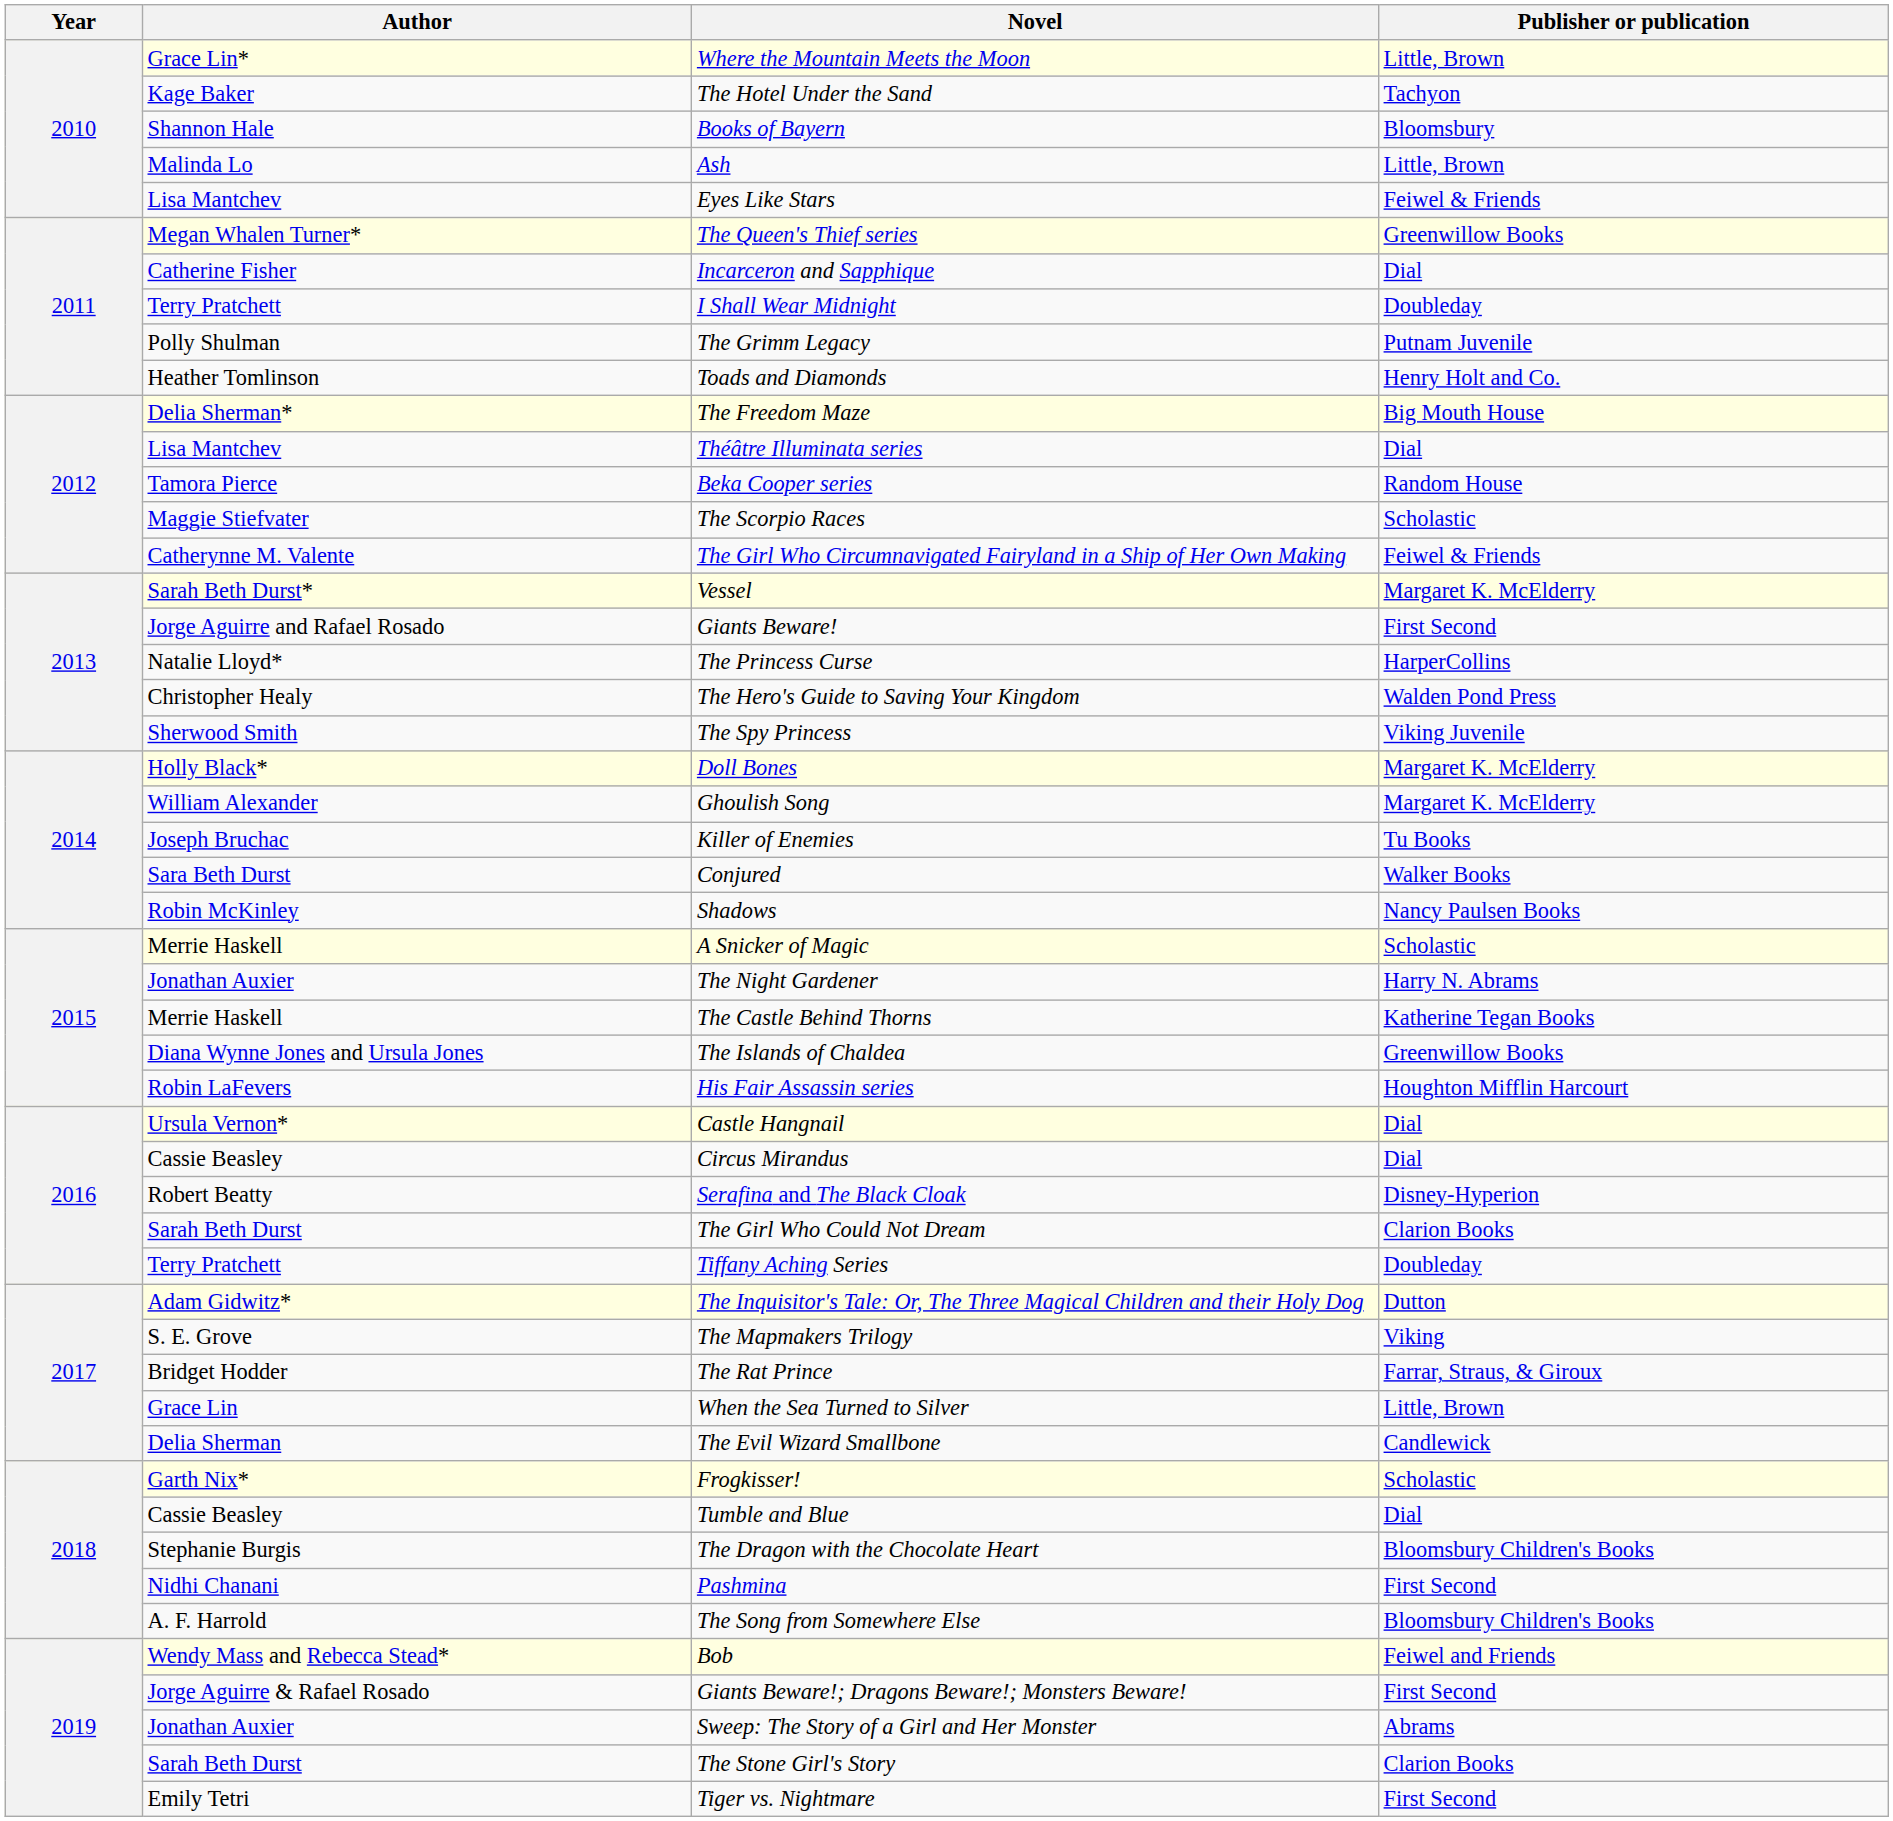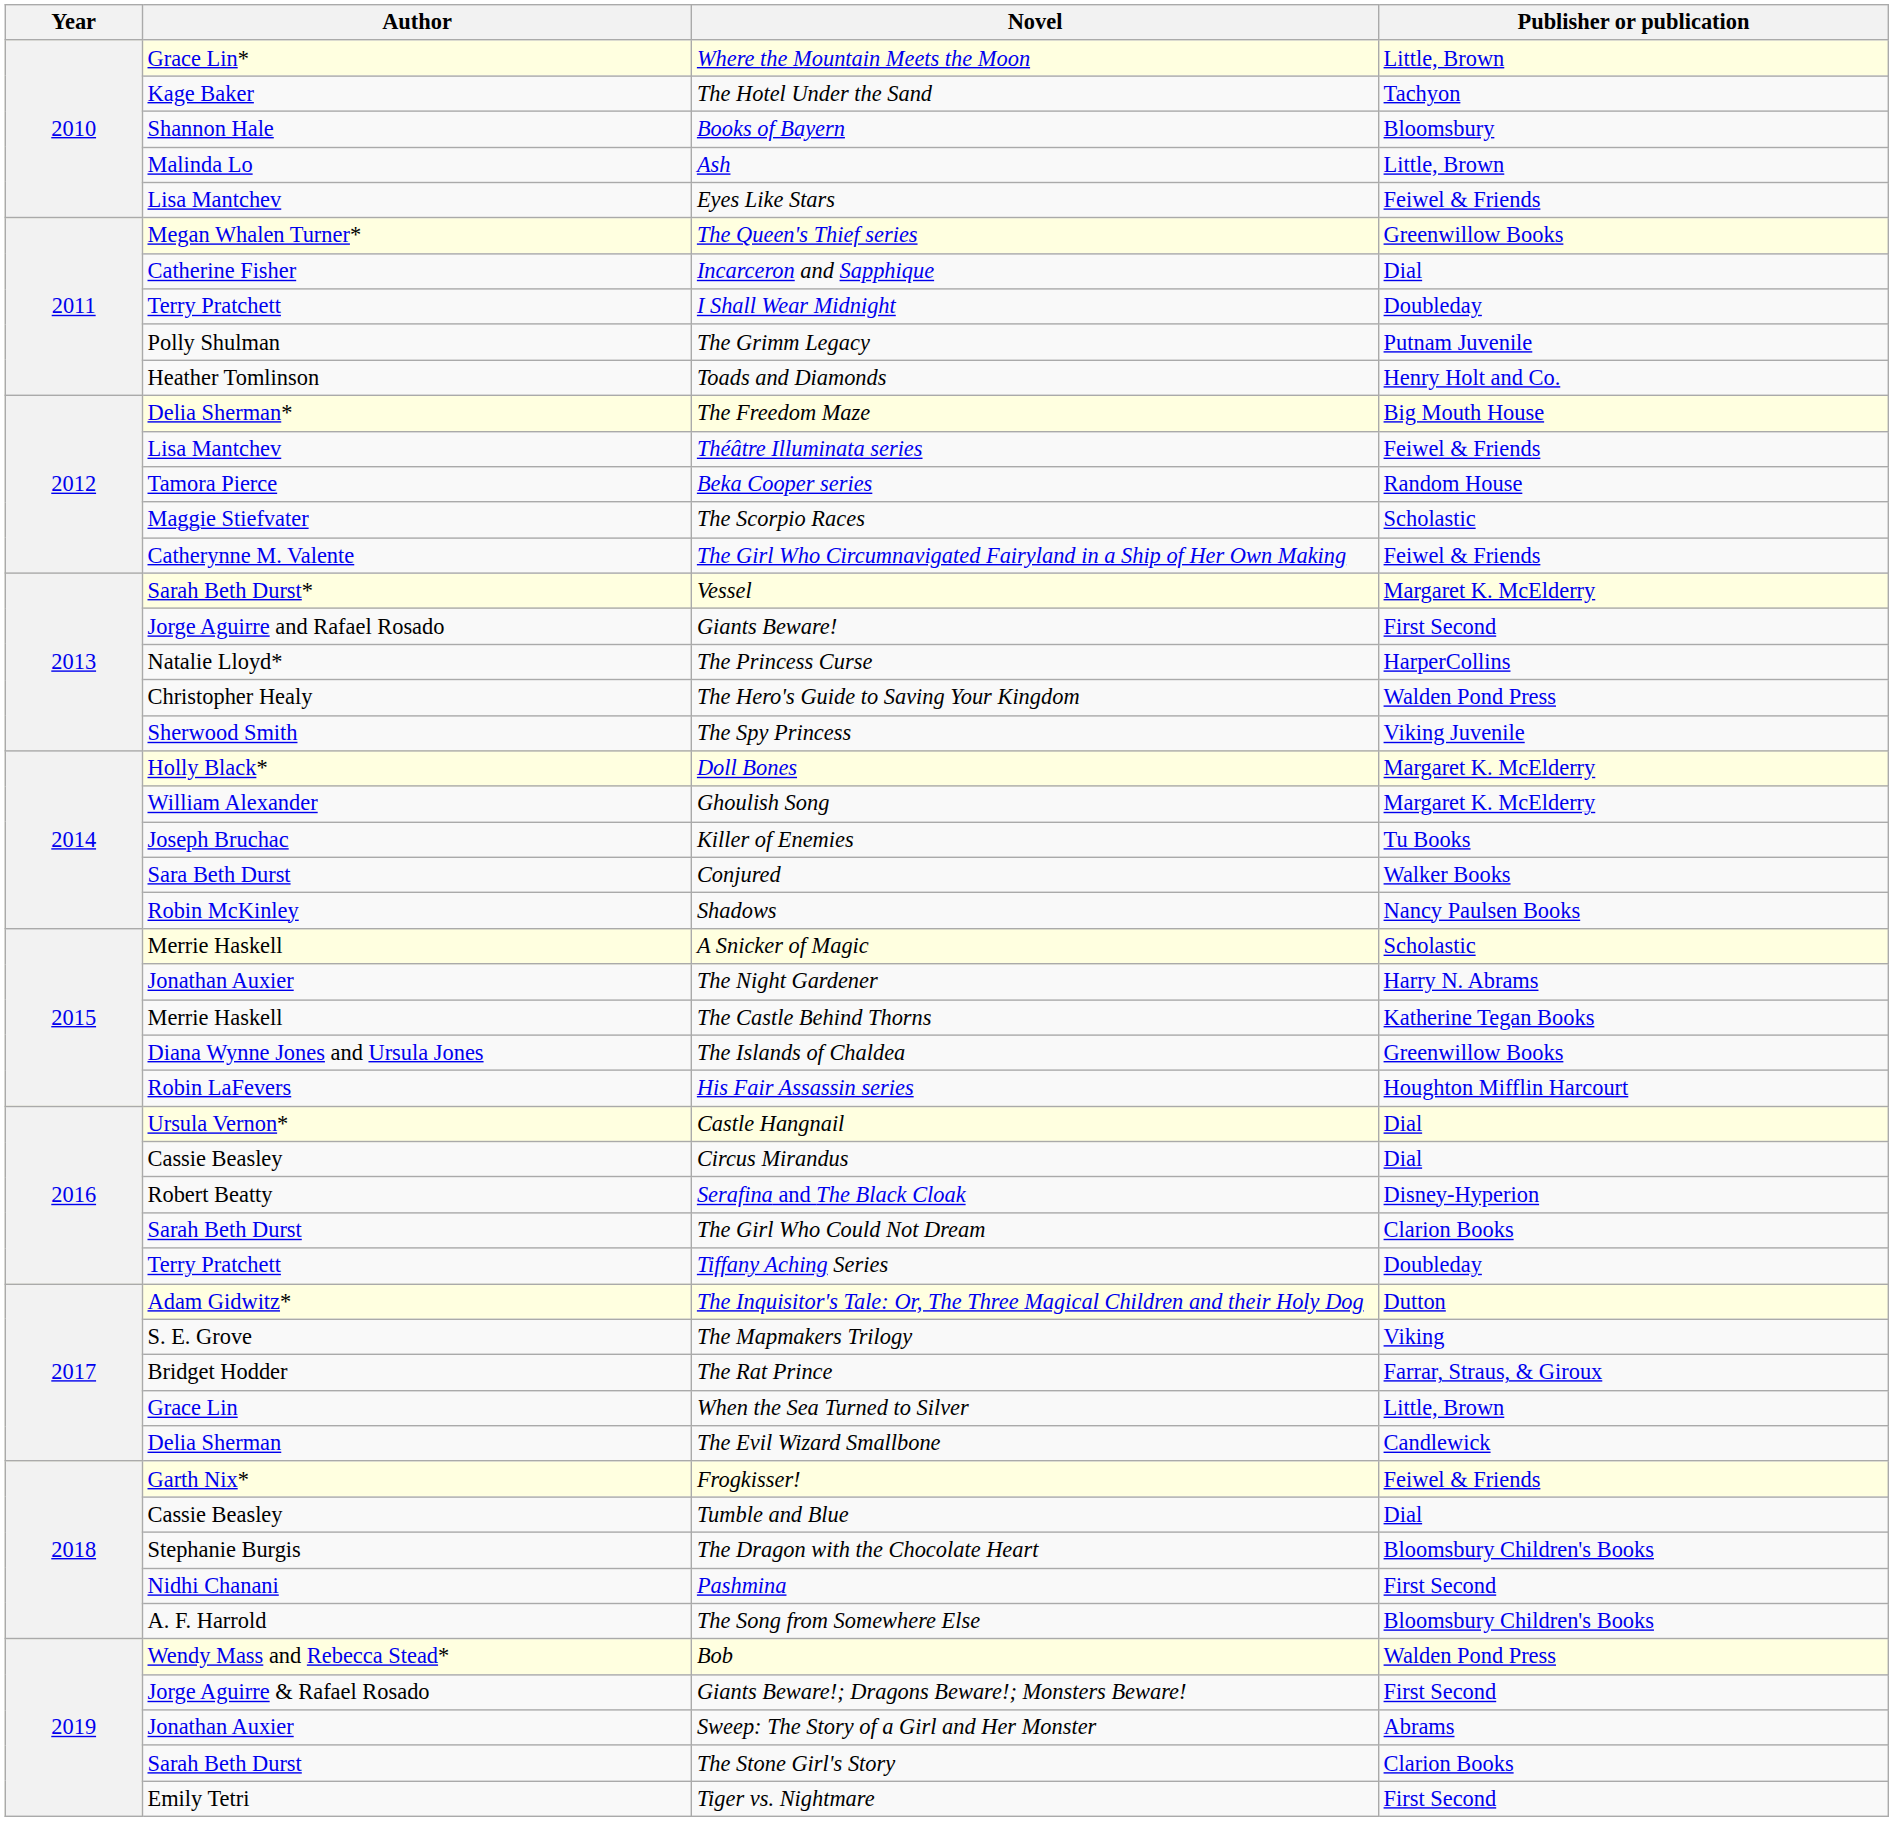(1403, 448) Dial -> (1462, 448) Feiwel & Friends
(1430, 1478) Scholastic -> (1462, 1478) Feiwel & Friends
(1469, 1656) Feiwel and Friends -> (1470, 1656) Walden Pond Press
